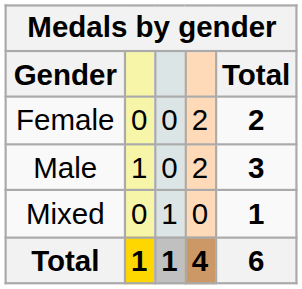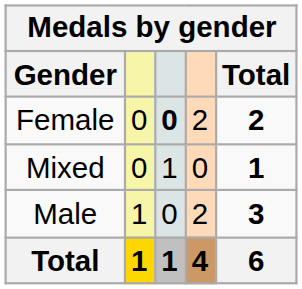(169, 121) normal -> (169, 121) bold
rows swapped: (65, 167) <-> (65, 214)
